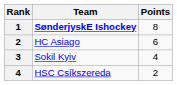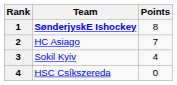(155, 42) 6 -> (155, 42) 7
(155, 73) 2 -> (155, 73) 0
